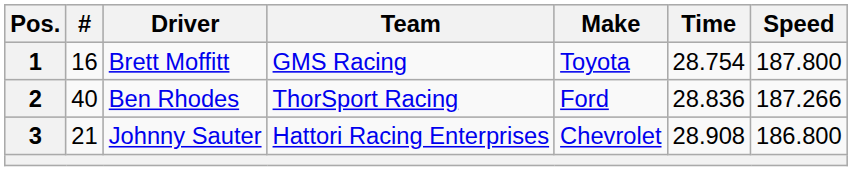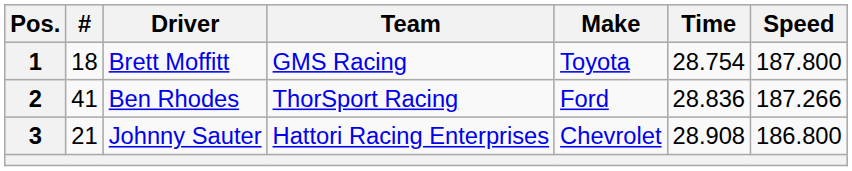(85, 61) 16 -> (85, 61) 18
(85, 99) 40 -> (85, 99) 41
